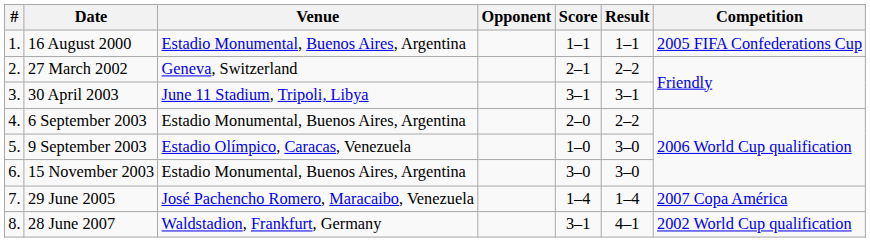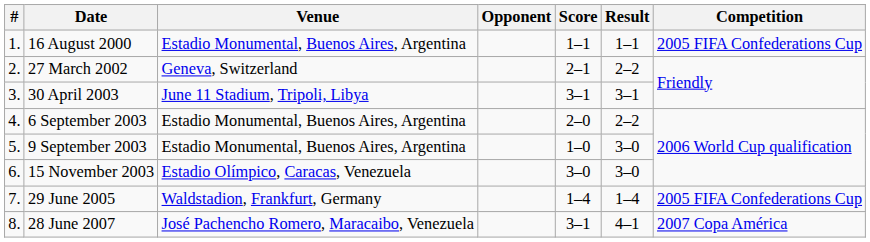(286, 146) Estadio Olímpico, Caracas, Venezuela -> (314, 146) Estadio Monumental, Buenos Aires, Argentina
(314, 172) Estadio Monumental, Buenos Aires, Argentina -> (286, 172) Estadio Olímpico, Caracas, Venezuela
(318, 198) José Pachencho Romero, Maracaibo, Venezuela -> (271, 198) Waldstadion, Frankfurt, Germany
(722, 198) 2007 Copa América -> (760, 198) 2005 FIFA Confederations Cup
(271, 224) Waldstadion, Frankfurt, Germany -> (318, 224) José Pachencho Romero, Maracaibo, Venezuela
(754, 224) 2002 World Cup qualification -> (722, 224) 2007 Copa América
